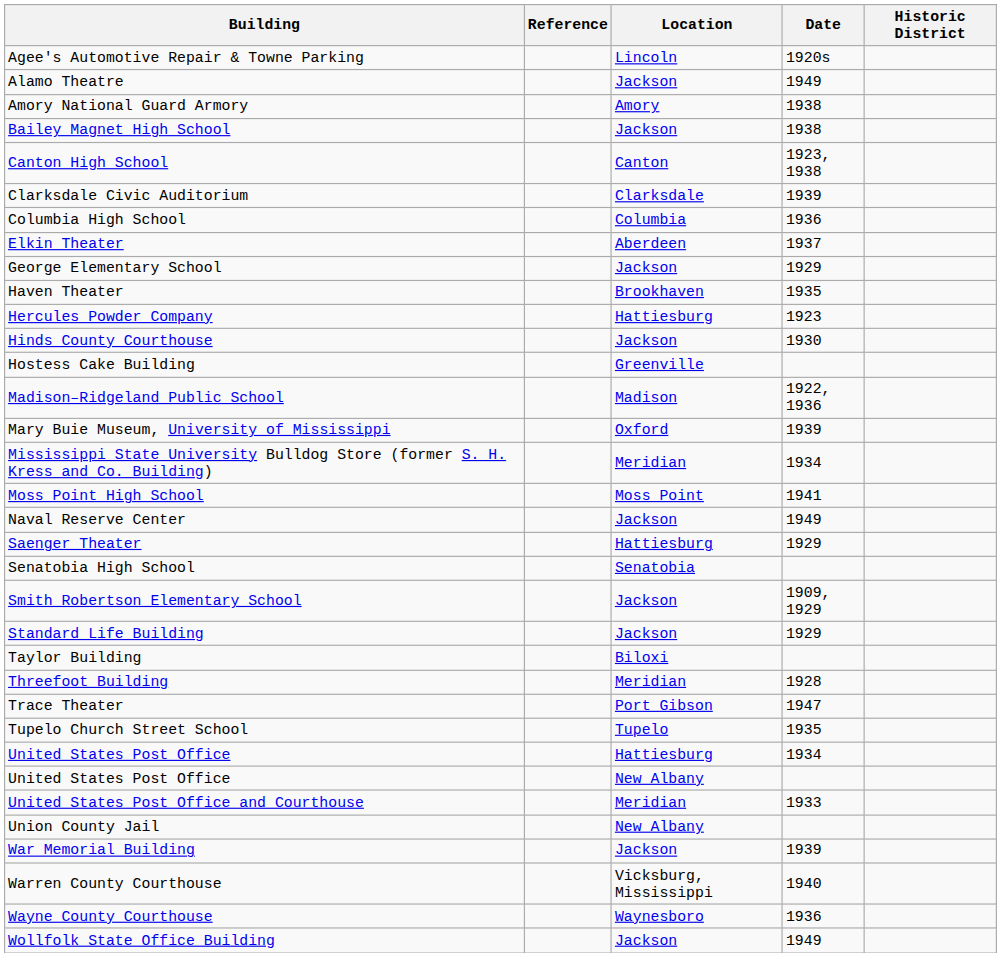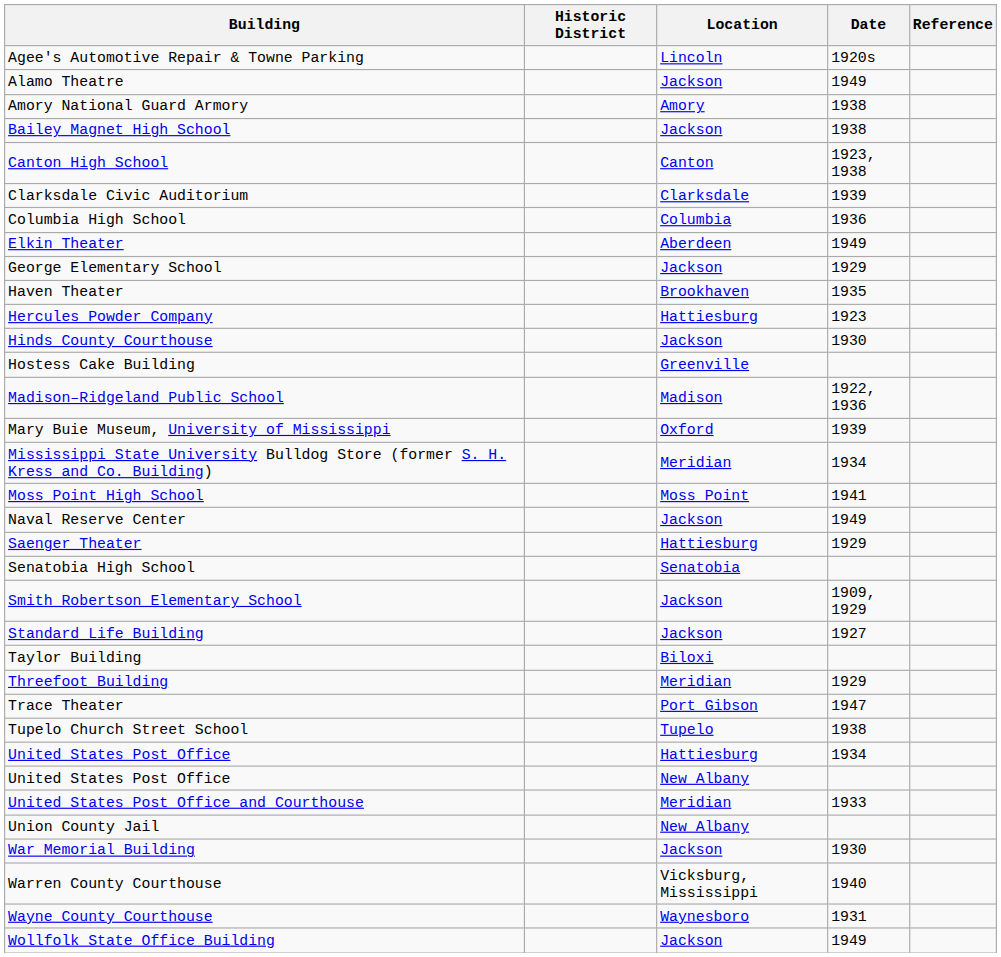columns swapped: (930, 25) <-> (568, 25)
(804, 244) 1937 -> (849, 244) 1949
(804, 634) 1929 -> (849, 634) 1927
(804, 682) 1928 -> (849, 682) 1929
(804, 730) 1935 -> (849, 730) 1938
(804, 851) 1939 -> (849, 851) 1930
(804, 916) 1936 -> (849, 916) 1931
